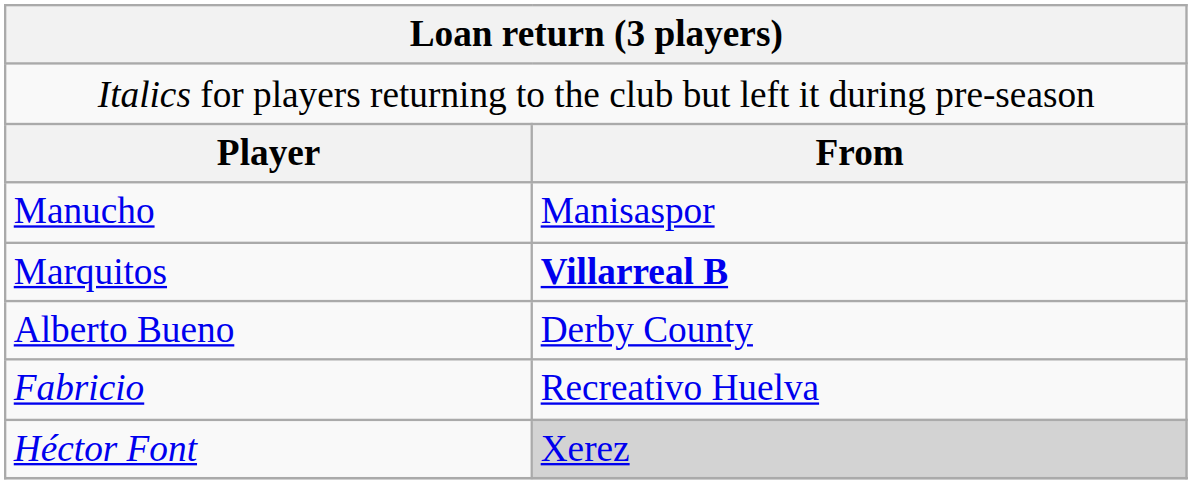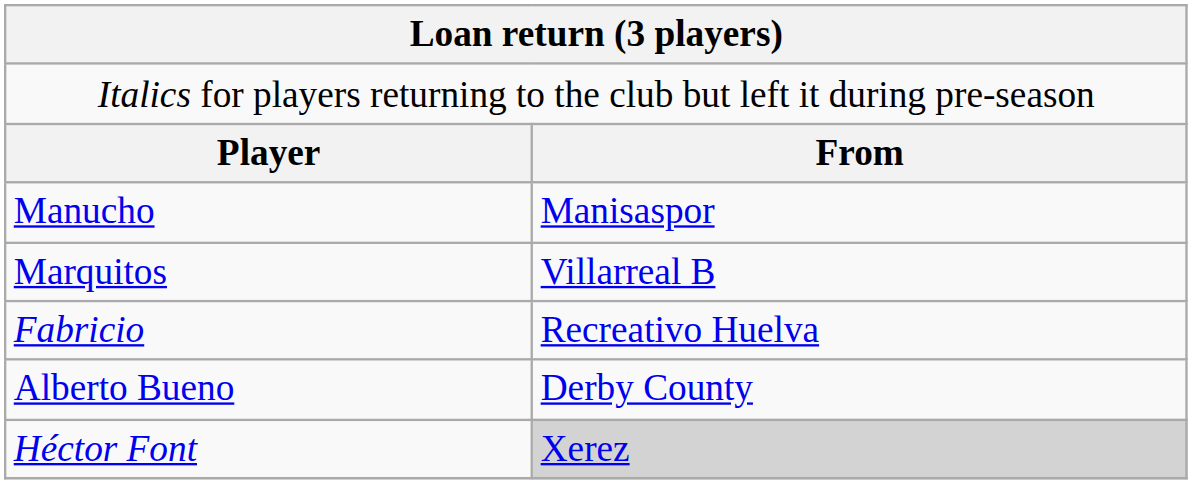(634, 270) bold -> (628, 270) normal
rows swapped: (124, 329) <-> (79, 388)
